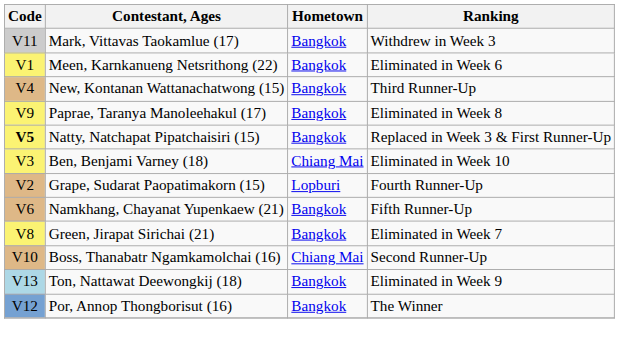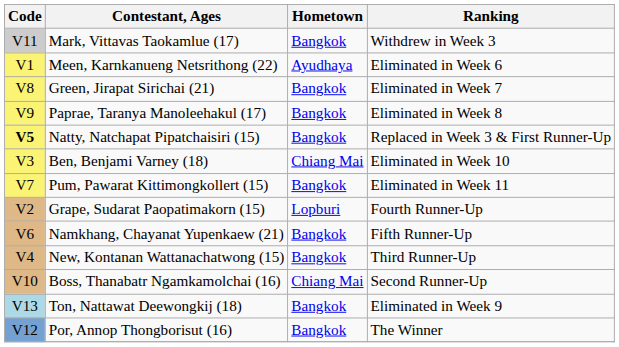(319, 64) Bangkok -> (322, 64) Ayudhaya
rows swapped: (131, 233) <-> (167, 88)
+ row: (159, 185)
